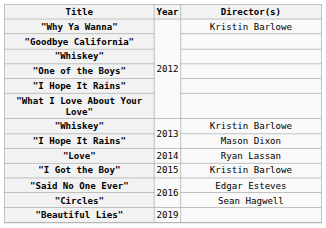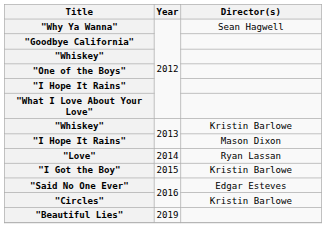(251, 27) Kristin Barlowe -> (251, 27) Sean Hagwell
(251, 200) Sean Hagwell -> (251, 200) Kristin Barlowe
